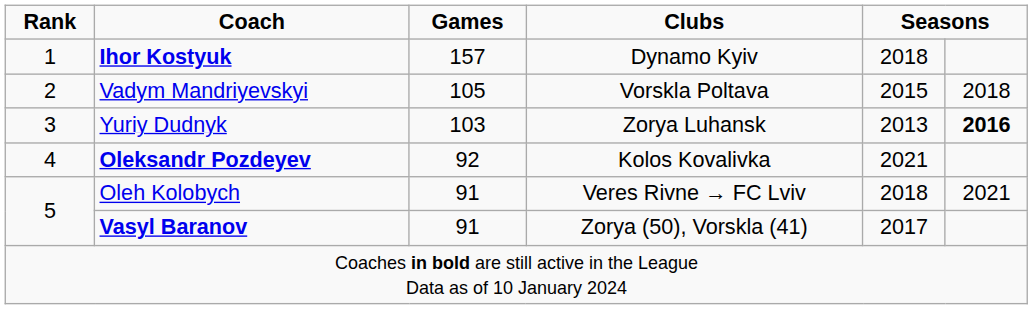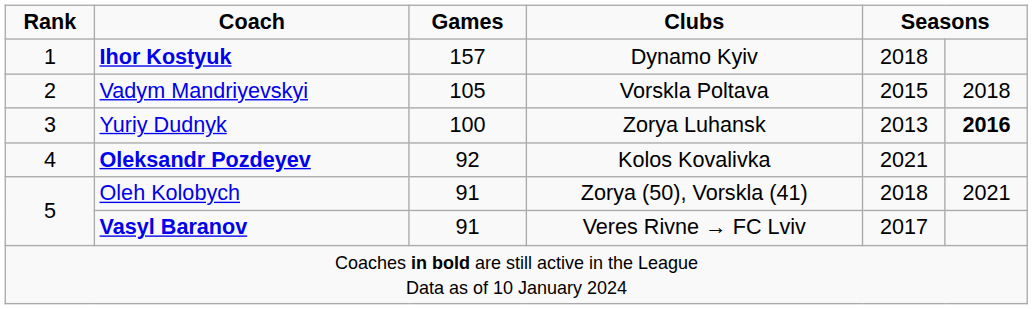(468, 124) 103 -> (468, 124) 100
(694, 193) Veres Rivne → FC Lviv -> (694, 193) Zorya (50), Vorskla (41)
(694, 227) Zorya (50), Vorskla (41) -> (694, 227) Veres Rivne → FC Lviv
